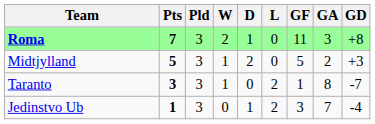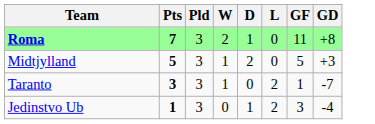- column: (328, 15)
